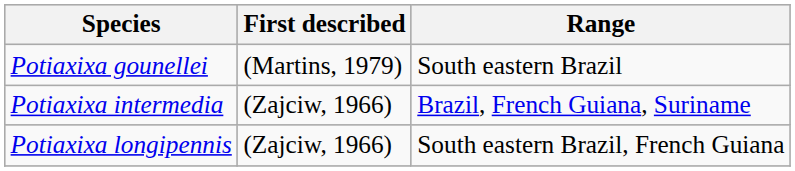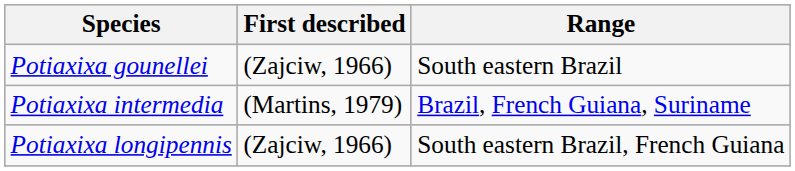(323, 64) (Martins, 1979) -> (318, 64) (Zajciw, 1966)
(318, 104) (Zajciw, 1966) -> (323, 104) (Martins, 1979)
